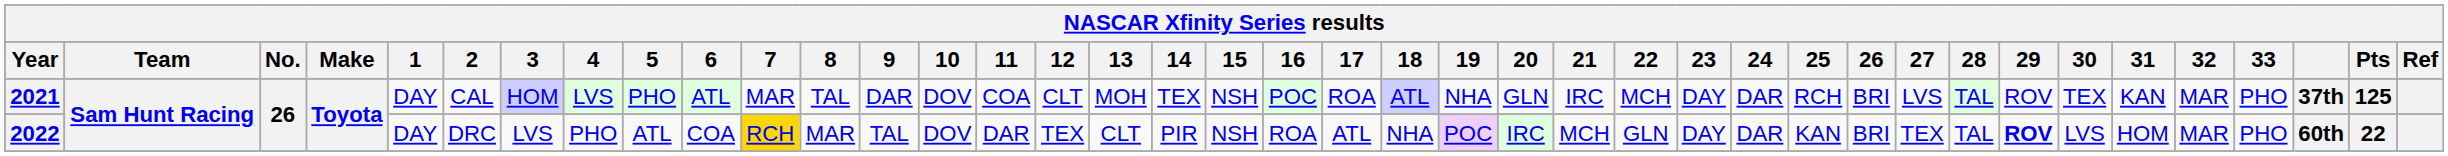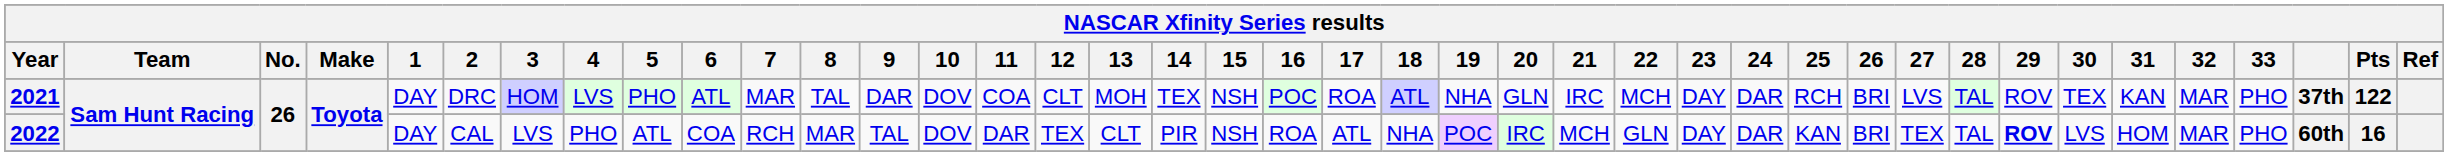(472, 96) CAL -> (472, 96) DRC
(2373, 96) 125 -> (2373, 96) 122
(472, 133) DRC -> (472, 133) CAL
(770, 133) gold background -> (770, 133) no background
(2373, 133) 22 -> (2373, 133) 16
